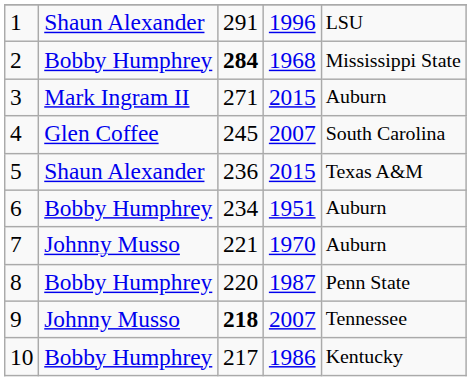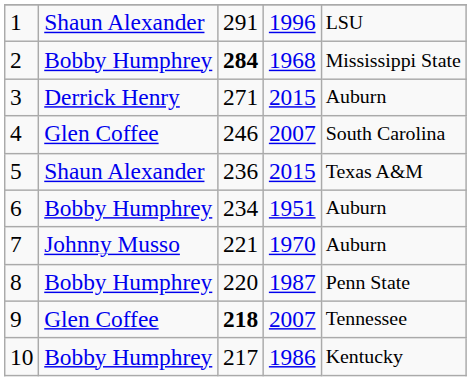(117, 97) Mark Ingram II -> (112, 97) Derrick Henry
(241, 134) 245 -> (241, 134) 246
(112, 319) Johnny Musso -> (101, 319) Glen Coffee
